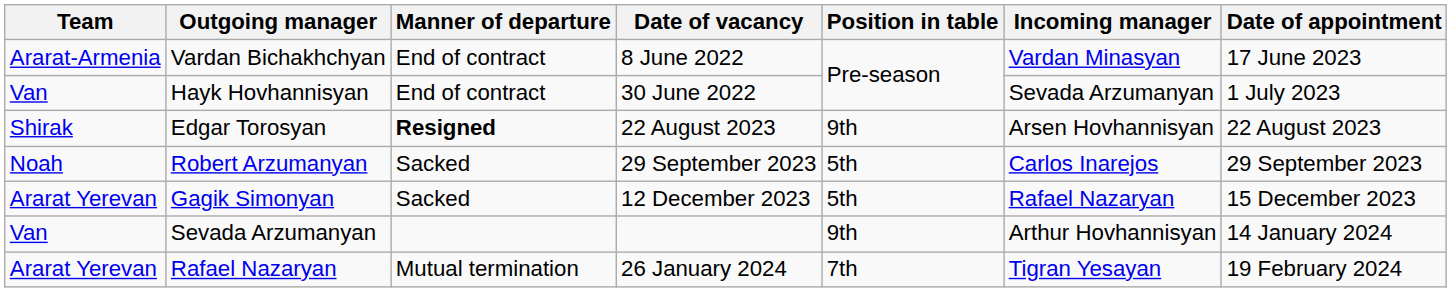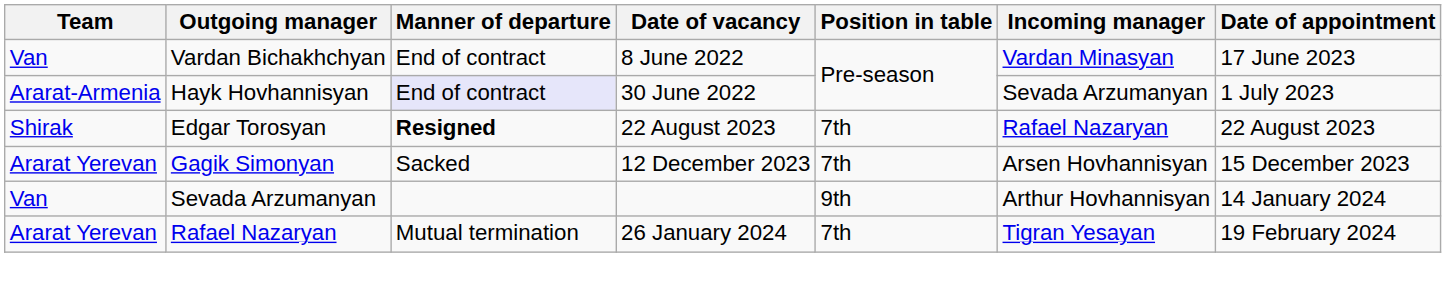(85, 57) Ararat-Armenia -> (29, 57) Van
(29, 92) Van -> (85, 92) Ararat-Armenia
(471, 92) no background -> (471, 92) lavender background
(842, 127) 9th -> (836, 127) 7th
(1111, 127) Arsen Hovhannisyan -> (1085, 127) Rafael Nazaryan
- row: (269, 163)
(842, 198) 5th -> (836, 163) 7th
(1092, 198) Rafael Nazaryan -> (1105, 163) Arsen Hovhannisyan
